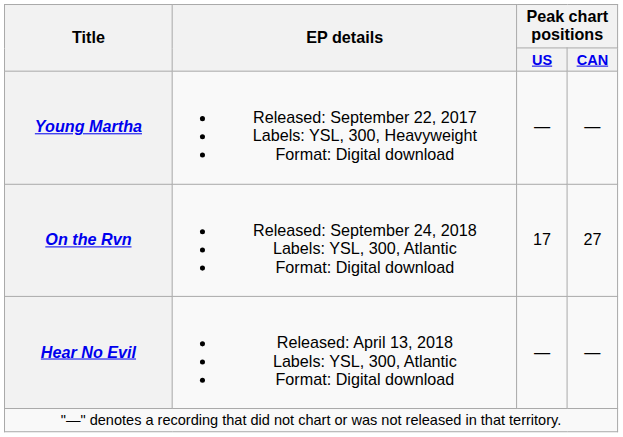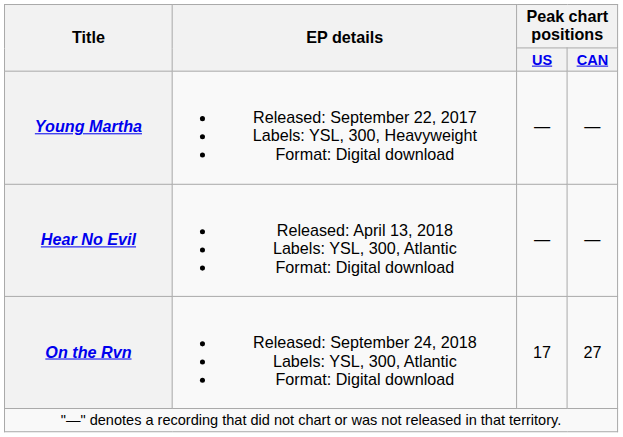rows swapped: (88, 352) <-> (88, 240)
